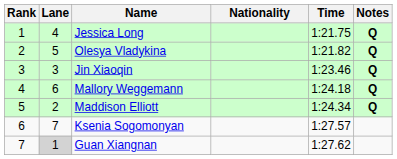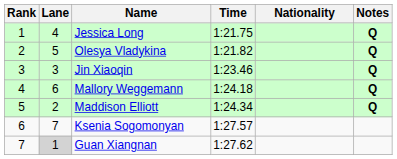columns swapped: (260, 13) <-> (331, 13)
